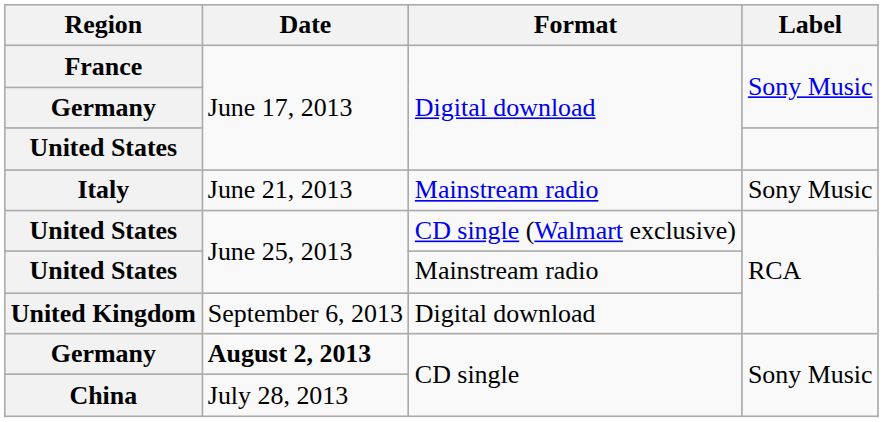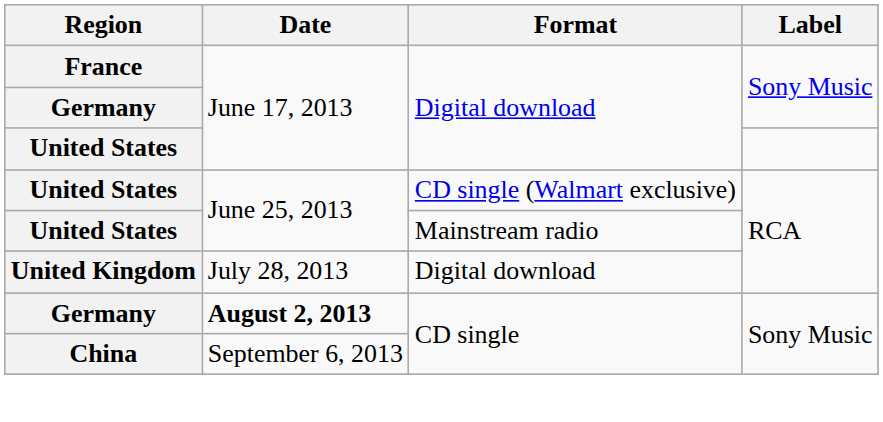- row: (103, 189)
(305, 312) September 6, 2013 -> (278, 271) July 28, 2013
(278, 395) July 28, 2013 -> (305, 353) September 6, 2013
